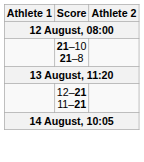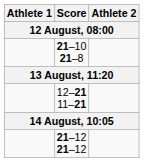+ row: (72, 144)
